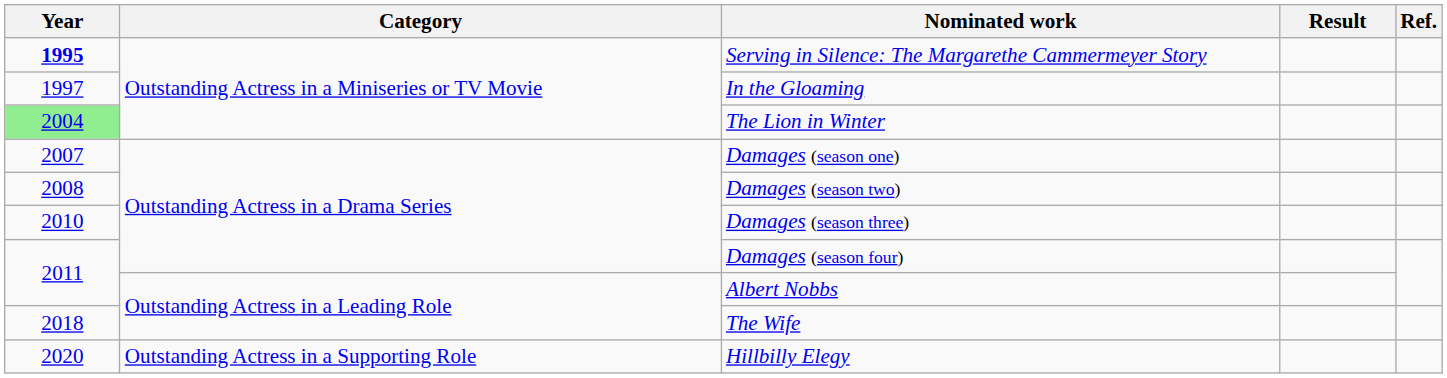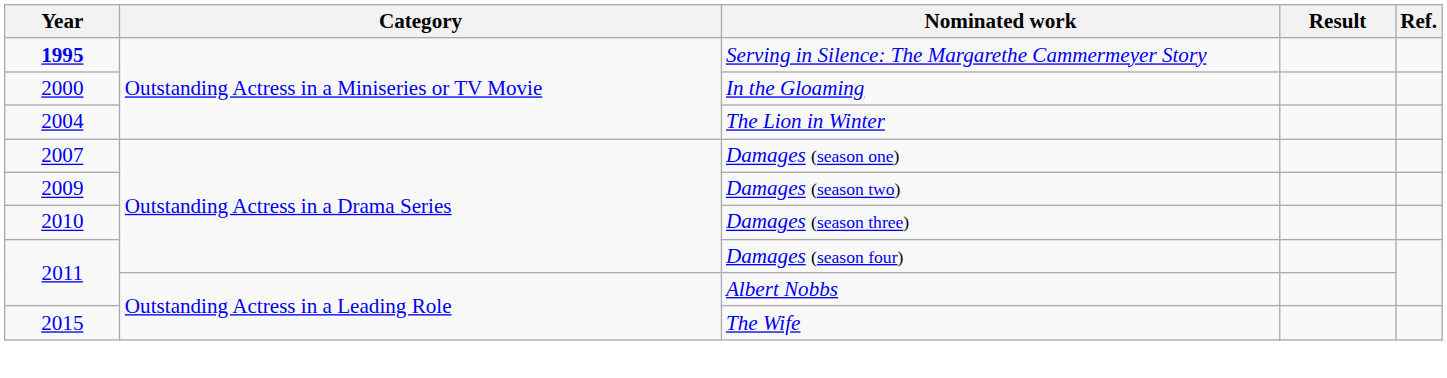(62, 88) 1997 -> (62, 88) 2000
(62, 121) lightgreen background -> (62, 121) no background
(62, 188) 2008 -> (62, 188) 2009
(62, 322) 2018 -> (62, 322) 2015
- row: (788, 356)
